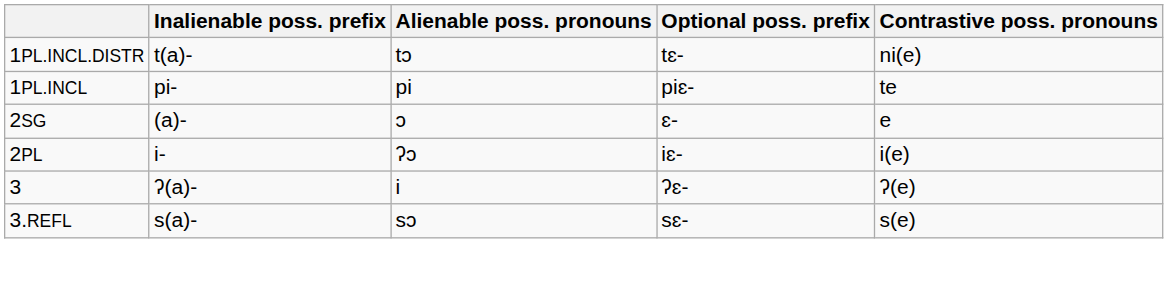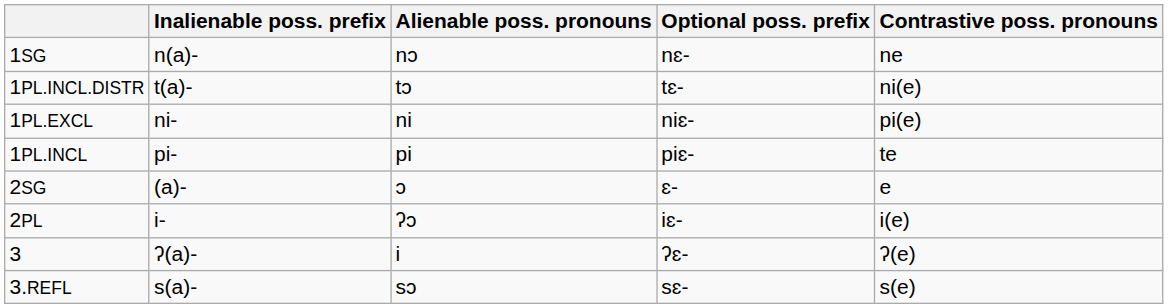+ row: (28, 54)
+ row: (51, 120)
